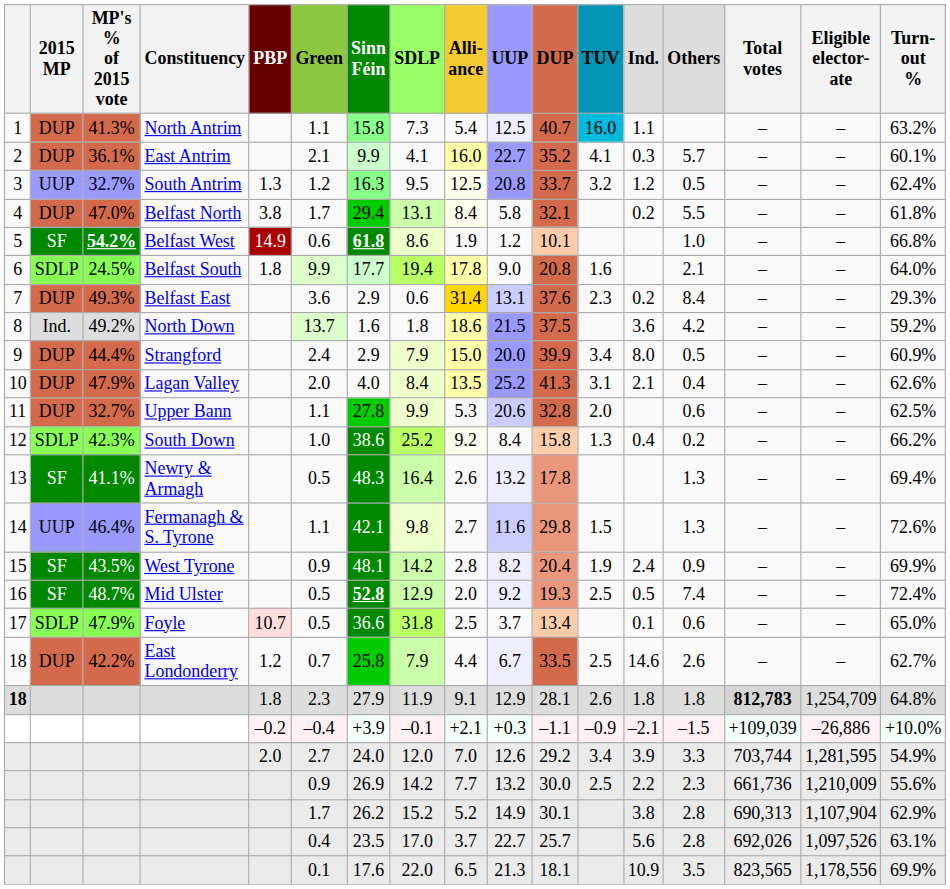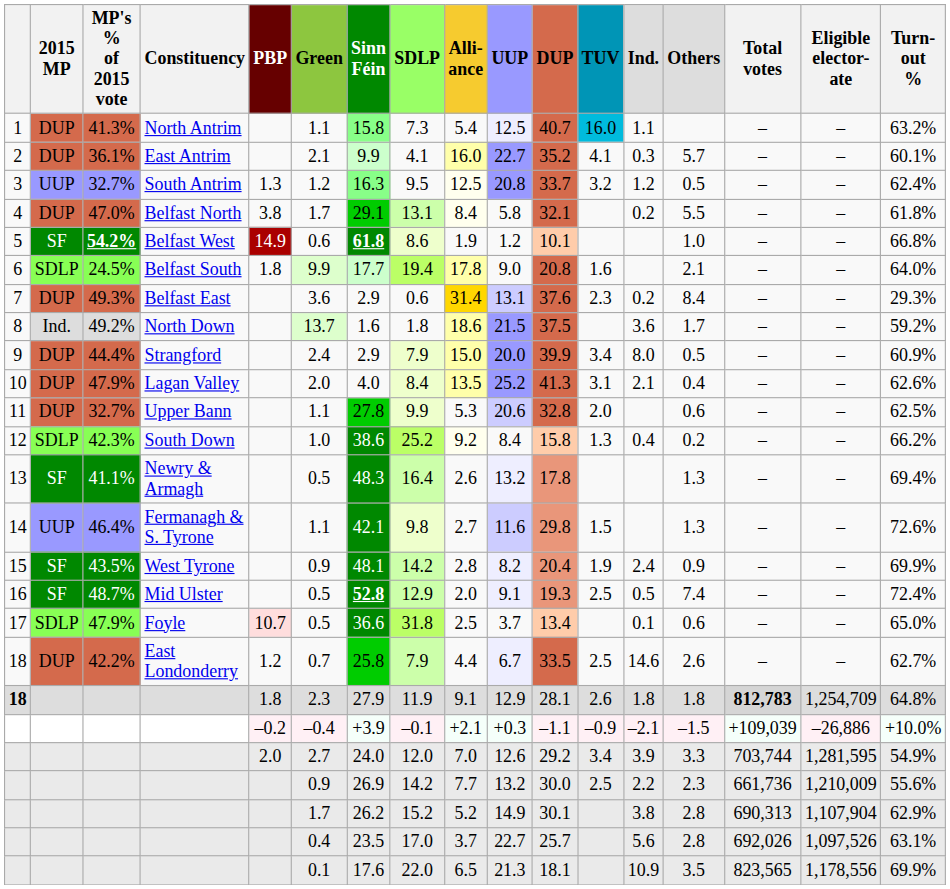(369, 213) 29.4 -> (369, 213) 29.1
(694, 326) 4.2 -> (694, 326) 1.7
(510, 594) 9.2 -> (510, 594) 9.1
